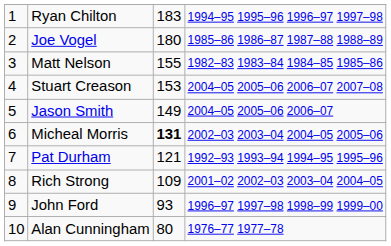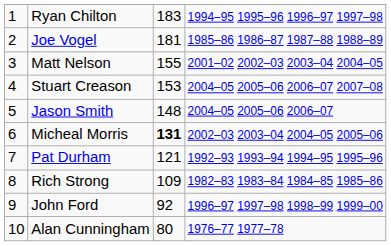(169, 39) 180 -> (169, 39) 181
(285, 63) 1982–83 1983–84 1984–85 1985–86 -> (285, 63) 2001–02 2002–03 2003–04 2004–05
(169, 110) 149 -> (169, 110) 148
(285, 181) 2001–02 2002–03 2003–04 2004–05 -> (285, 181) 1982–83 1983–84 1984–85 1985–86
(165, 205) 93 -> (165, 205) 92
